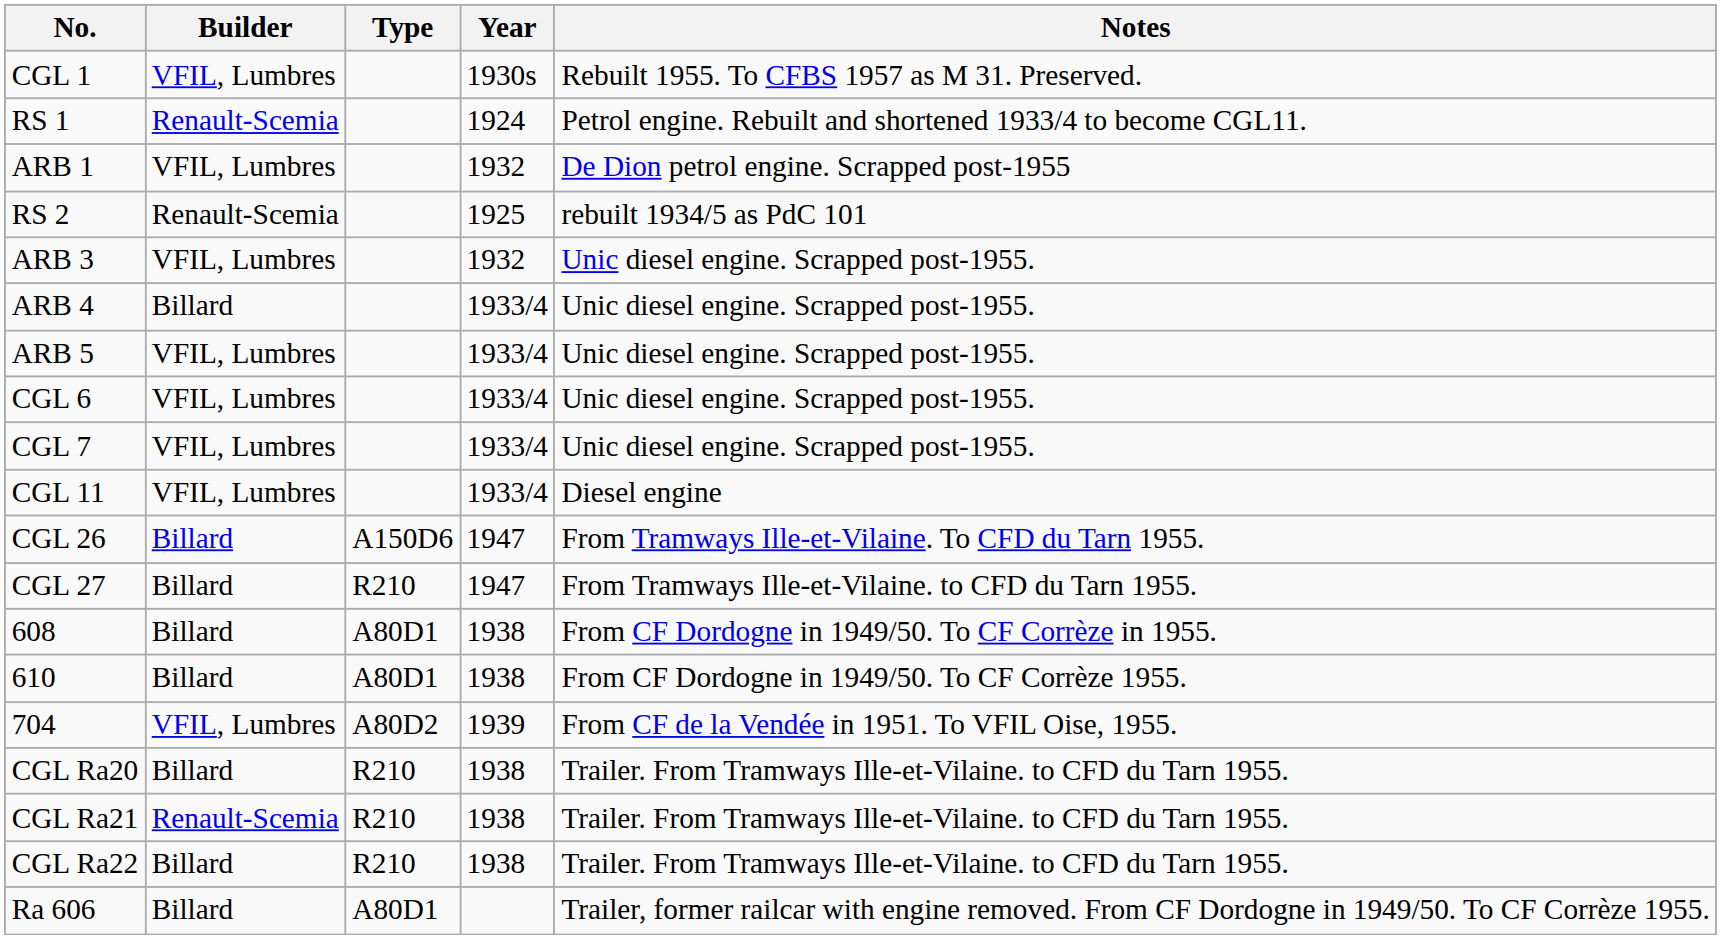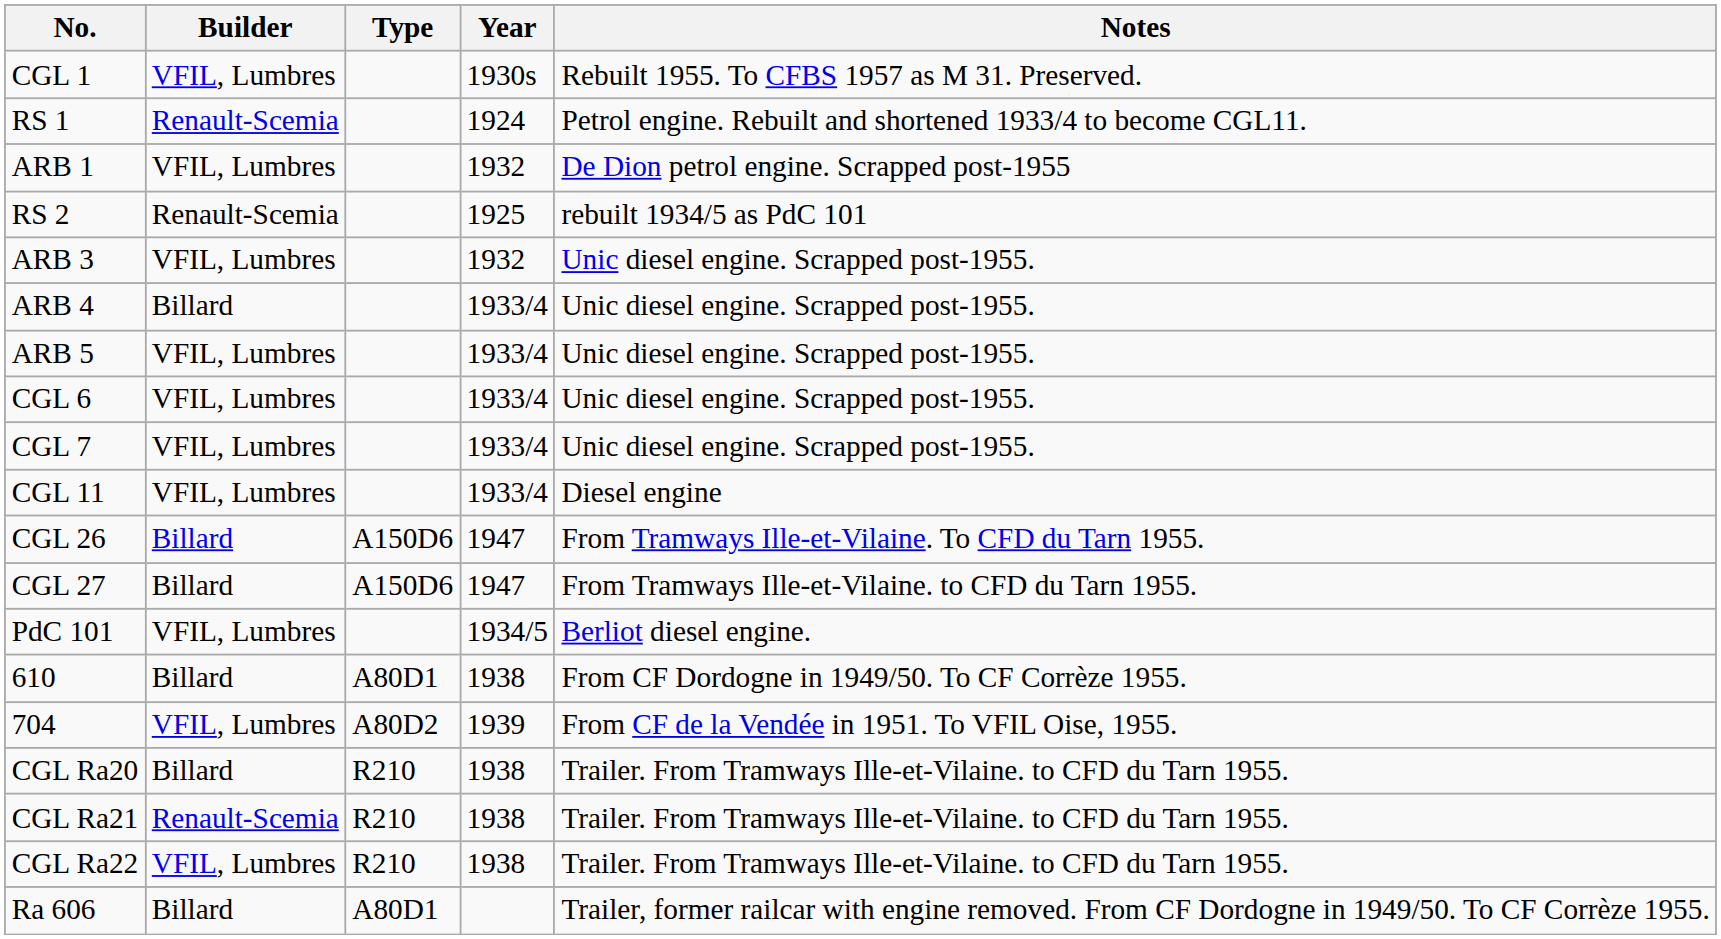(384, 584) R210 -> (403, 584) A150D6
+ row: (63, 631)
- row: (34, 631)
(192, 863) Billard -> (244, 863) VFIL, Lumbres
